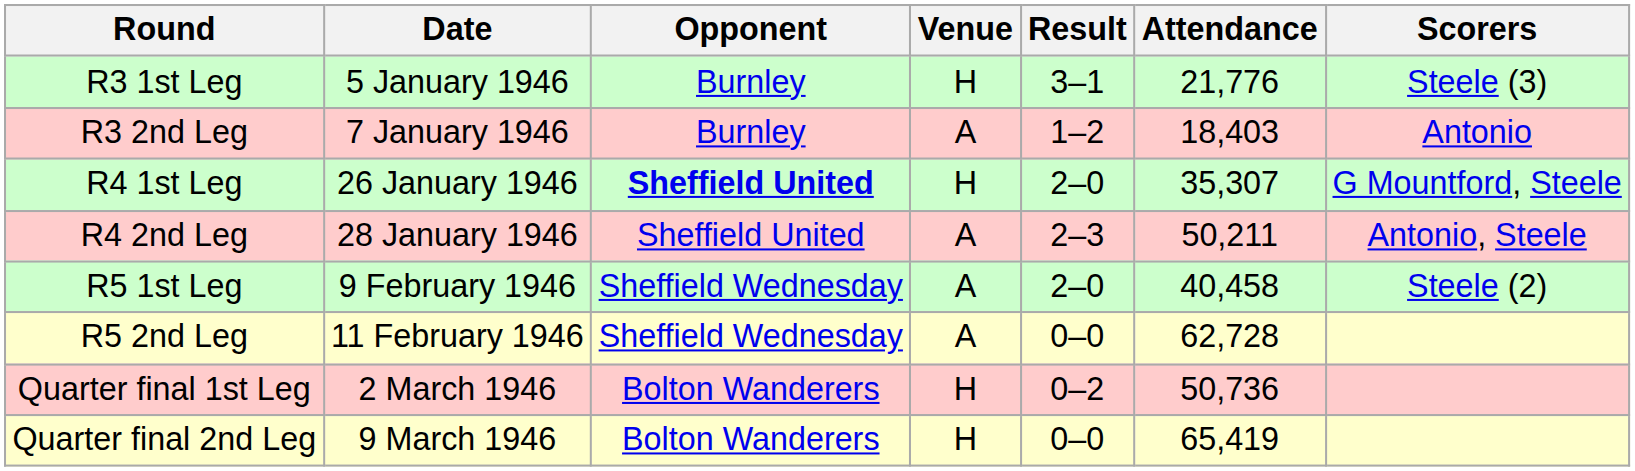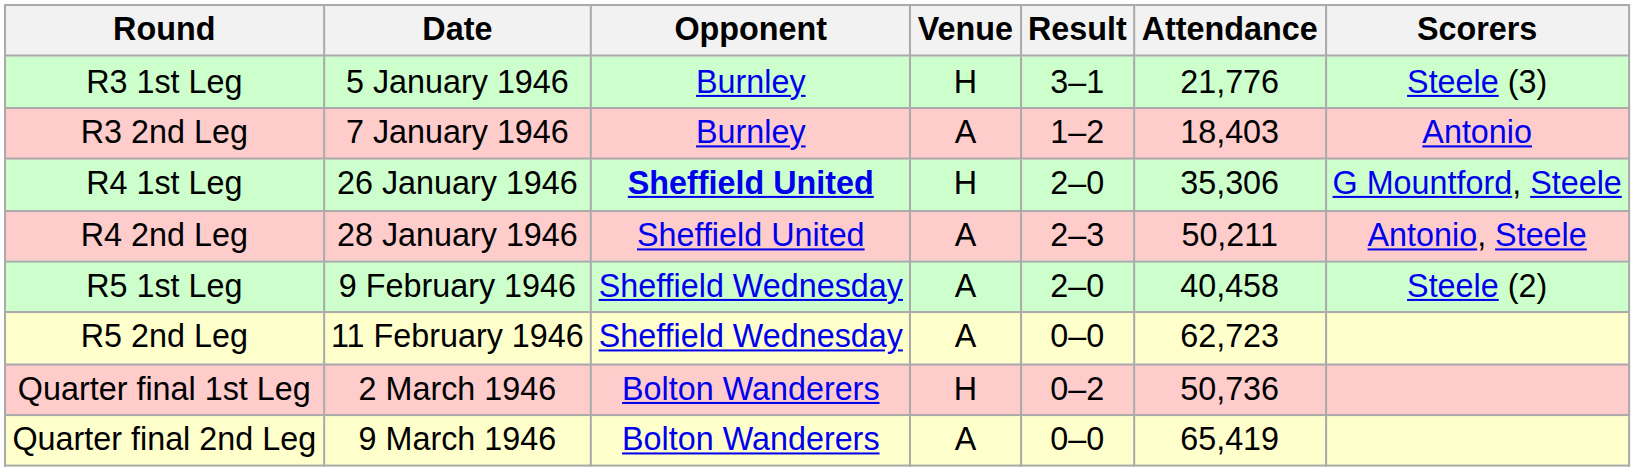(1230, 183) 35,307 -> (1230, 183) 35,306
(1230, 337) 62,728 -> (1230, 337) 62,723
(965, 440) H -> (965, 440) A
